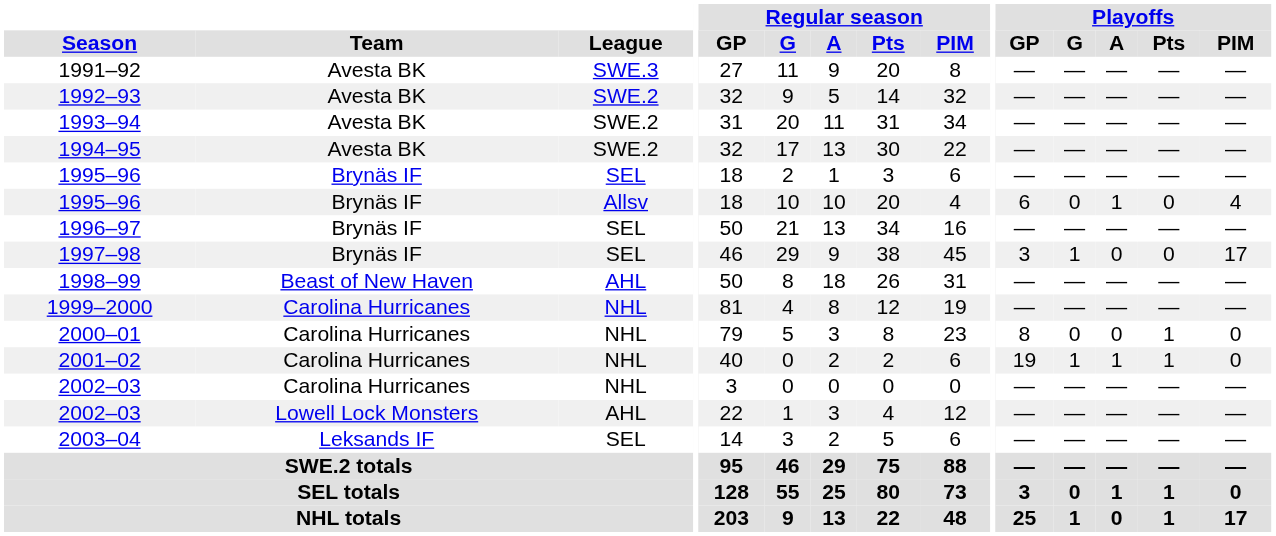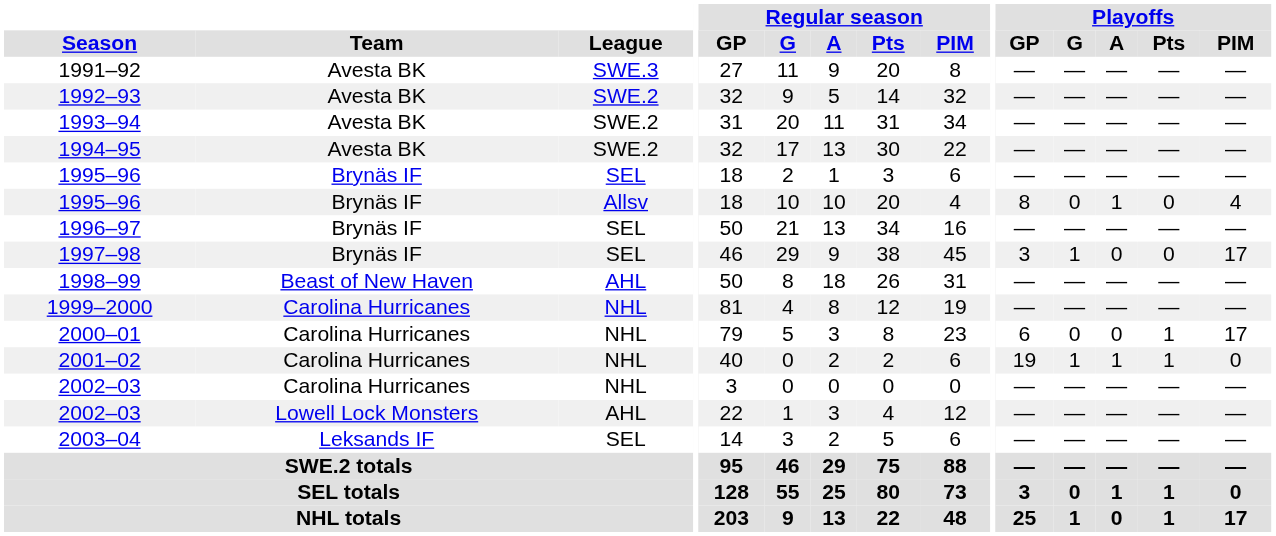(1024, 201) 6 -> (1024, 201) 8
(1024, 333) 8 -> (1024, 333) 6
(1236, 333) 0 -> (1236, 333) 17
